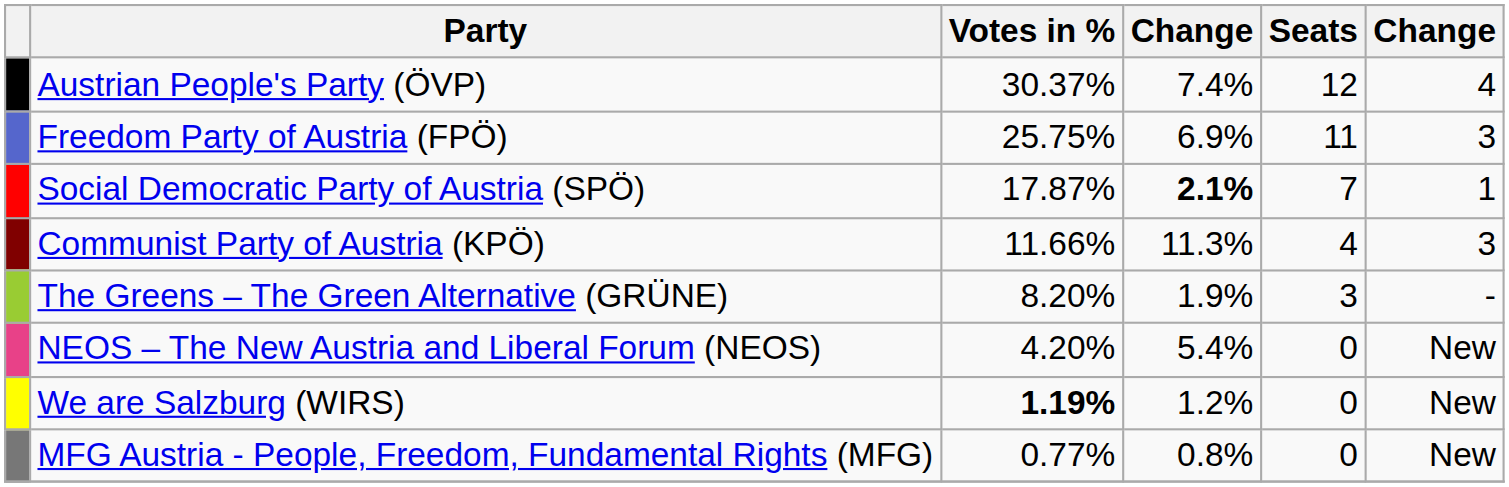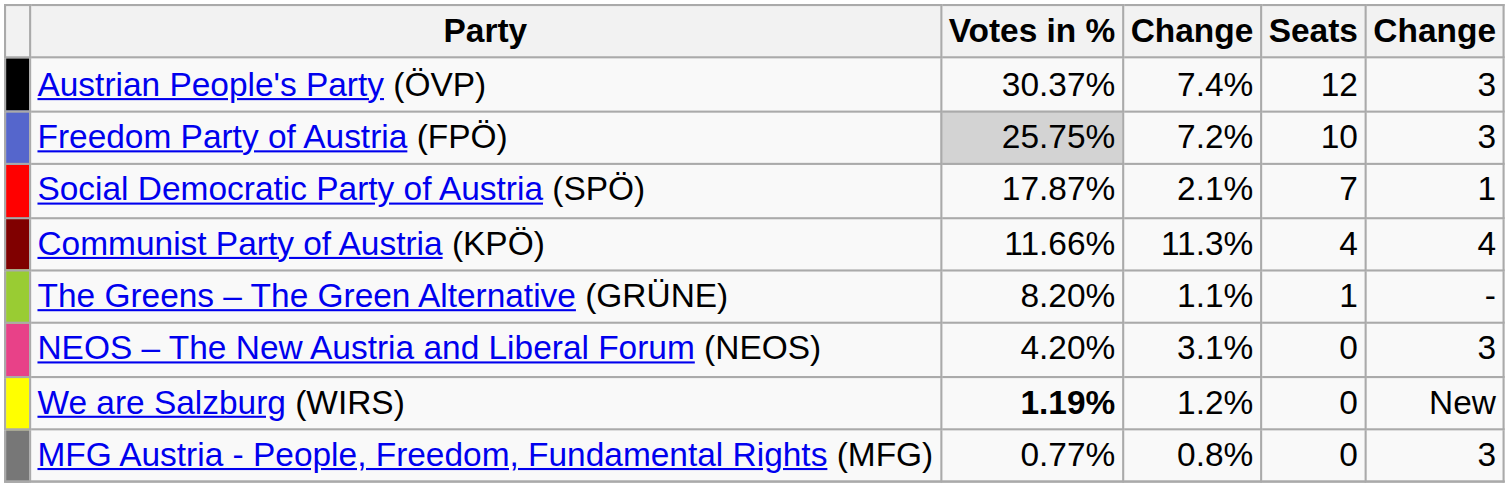(1487, 84) 4 -> (1487, 84) 3
(1059, 137) no background -> (1059, 137) lightgrey background
(1215, 137) 6.9% -> (1215, 137) 7.2%
(1341, 137) 11 -> (1339, 137) 10
(1215, 190) bold -> (1215, 190) normal
(1487, 243) 3 -> (1487, 243) 4
(1215, 296) 1.9% -> (1215, 296) 1.1%
(1349, 296) 3 -> (1349, 296) 1
(1215, 349) 5.4% -> (1215, 349) 3.1%
(1463, 349) New -> (1487, 349) 3
(1463, 455) New -> (1487, 455) 3
